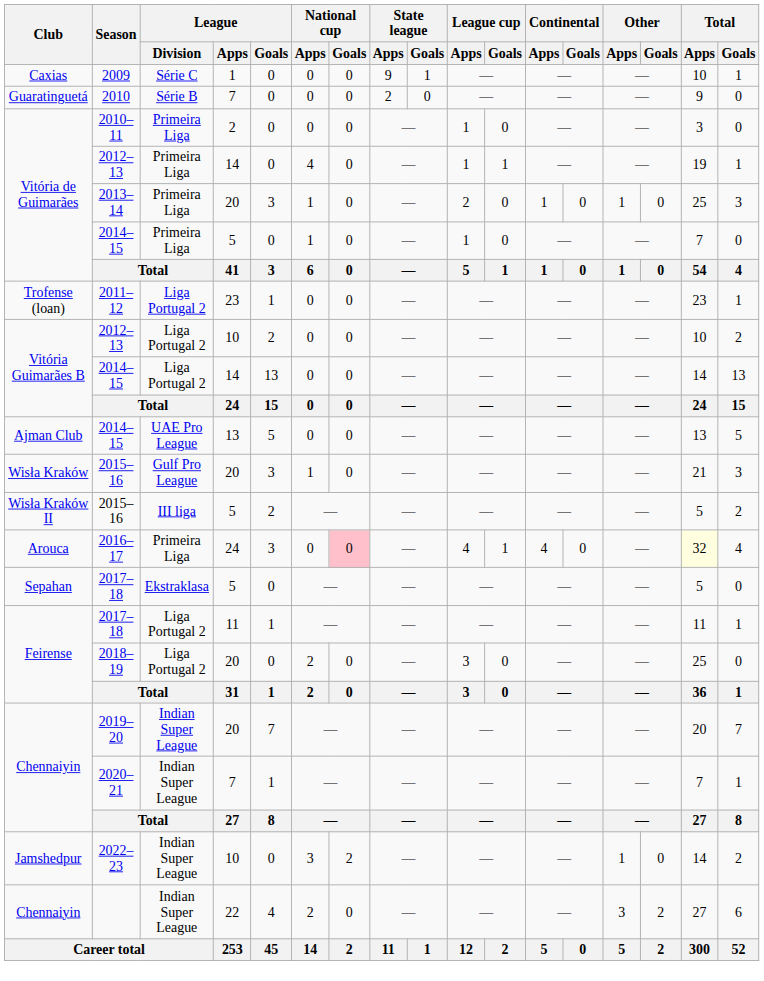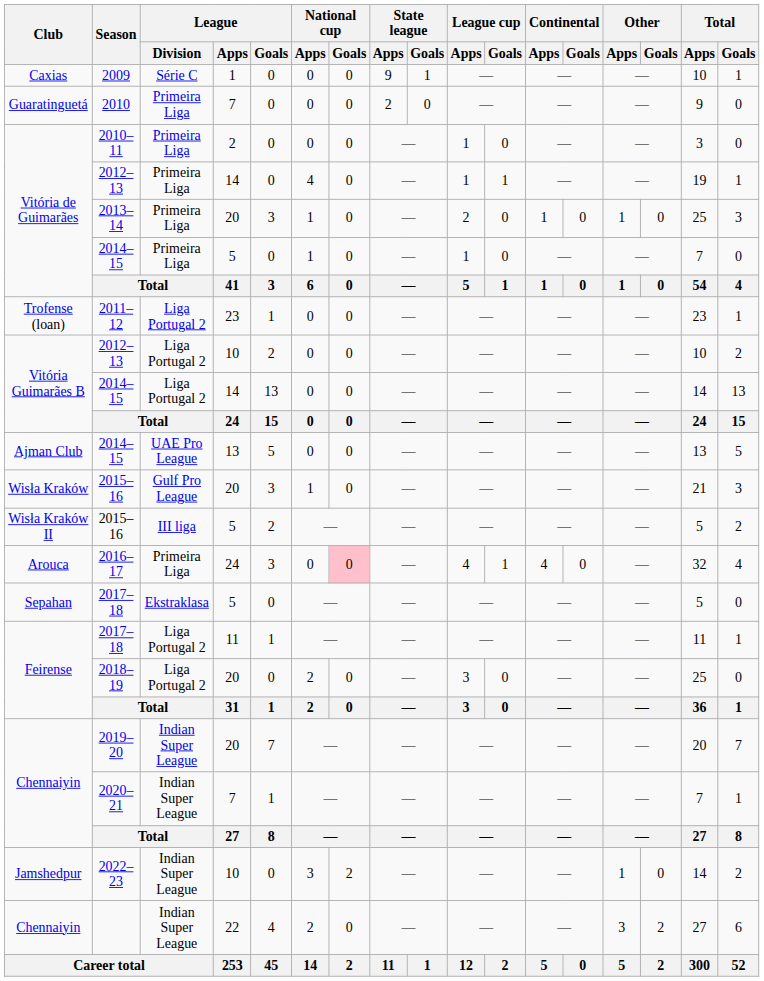(177, 97) Série B -> (177, 105) Primeira Liga
(700, 548) lightyellow background -> (700, 564) no background
